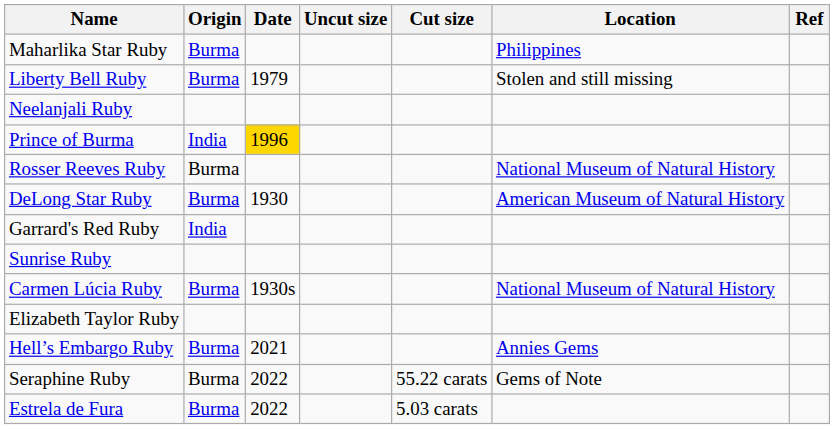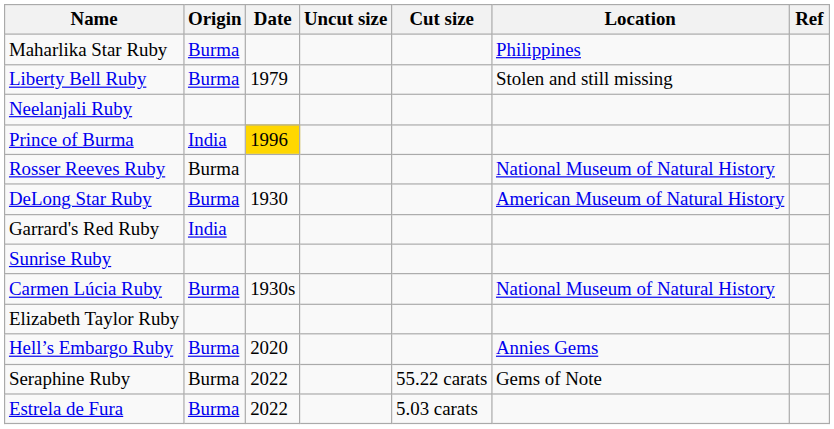(269, 348) 2021 -> (269, 348) 2020
